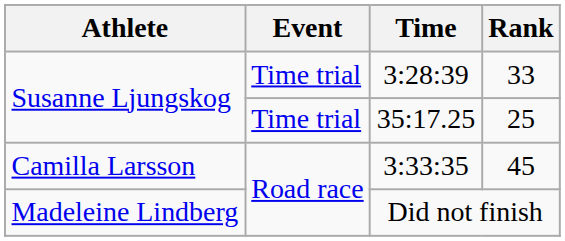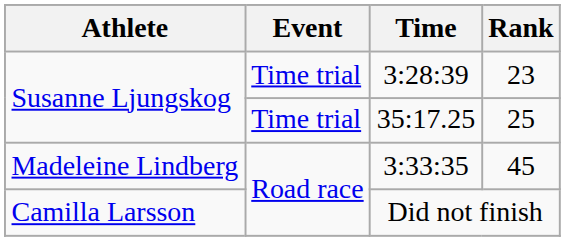(521, 74) 33 -> (521, 74) 23
(103, 166) Camilla Larsson -> (125, 166) Madeleine Lindberg
(125, 212) Madeleine Lindberg -> (103, 212) Camilla Larsson
